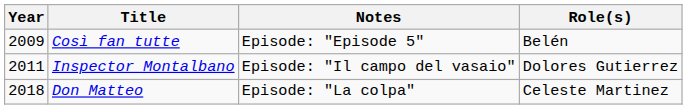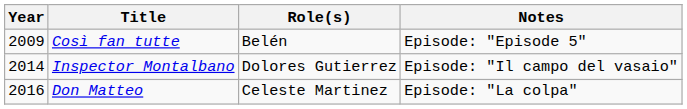columns swapped: (600, 17) <-> (379, 17)
(26, 67) 2011 -> (26, 67) 2014
(26, 91) 2018 -> (26, 91) 2016
